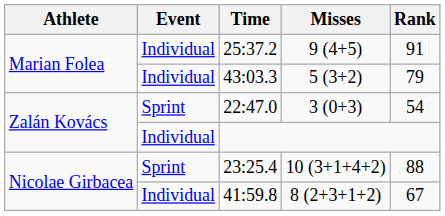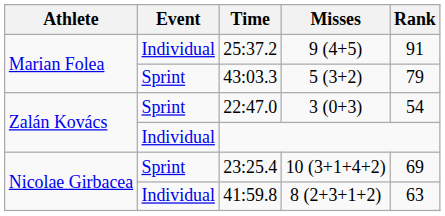(178, 78) Individual -> (163, 78) Sprint
(415, 166) 88 -> (415, 166) 69
(415, 196) 67 -> (415, 196) 63
